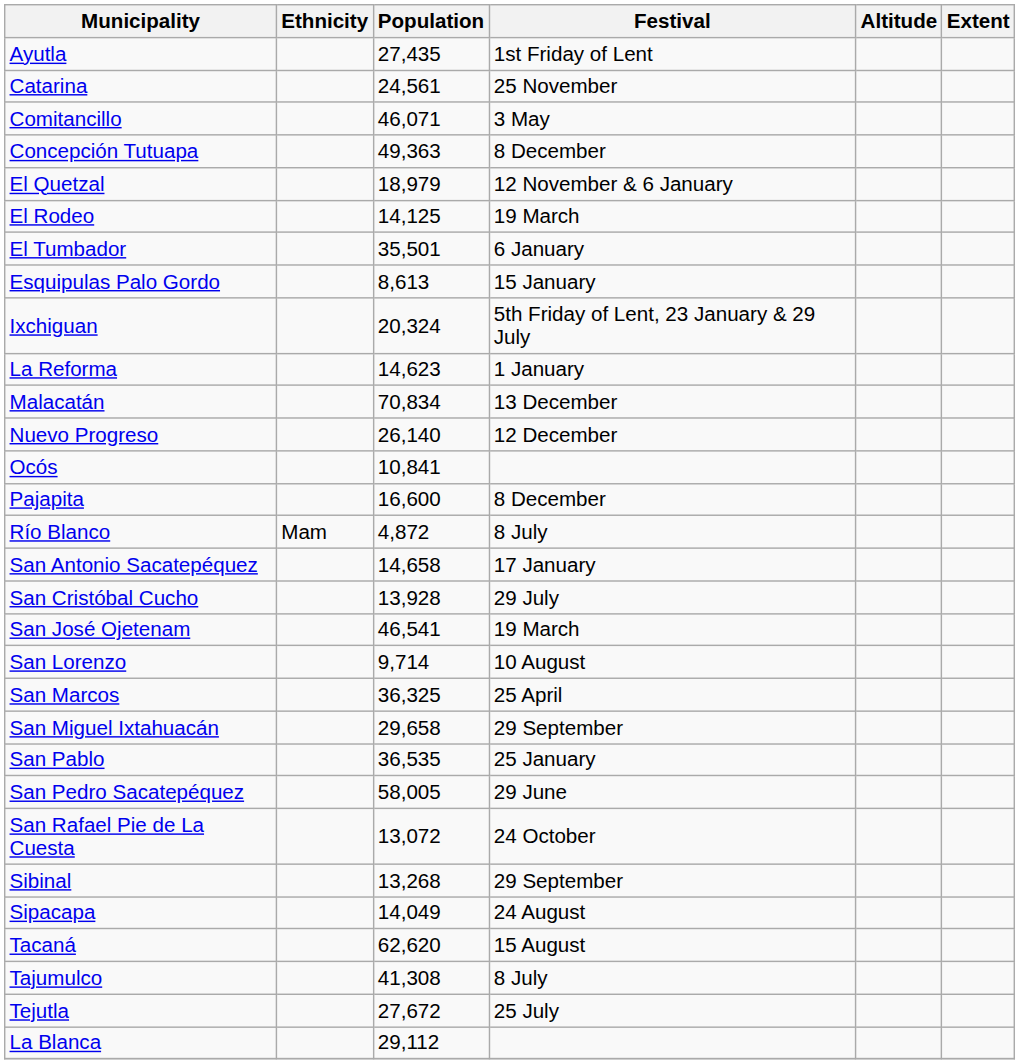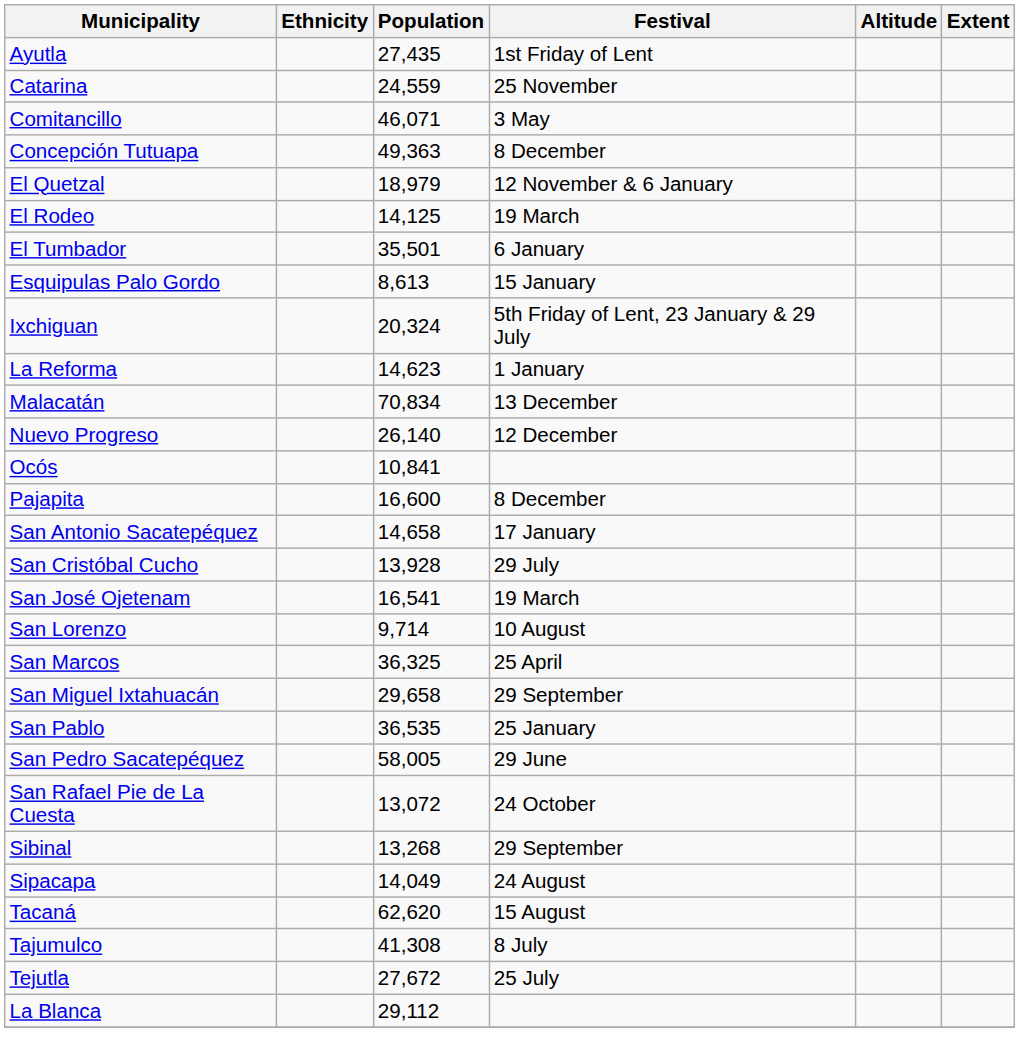(409, 86) 24,561 -> (409, 86) 24,559
- row: (60, 532)
(409, 630) 46,541 -> (409, 597) 16,541
